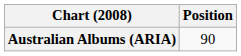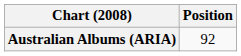(208, 39) 90 -> (208, 39) 92
